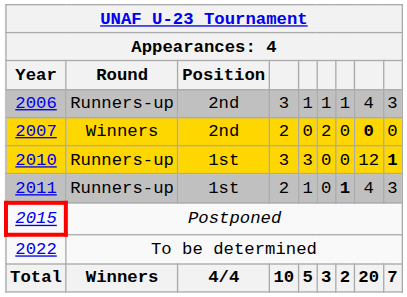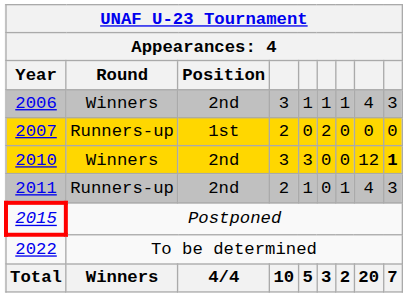(122, 103) Runners-up -> (122, 103) Winners
(122, 131) Winners -> (122, 131) Runners-up
(224, 131) 2nd -> (224, 131) 1st
(369, 131) bold -> (369, 131) normal
(122, 160) Runners-up -> (122, 160) Winners
(224, 160) 1st -> (224, 160) 2nd
(224, 188) 1st -> (224, 188) 2nd
(345, 188) bold -> (345, 188) normal
